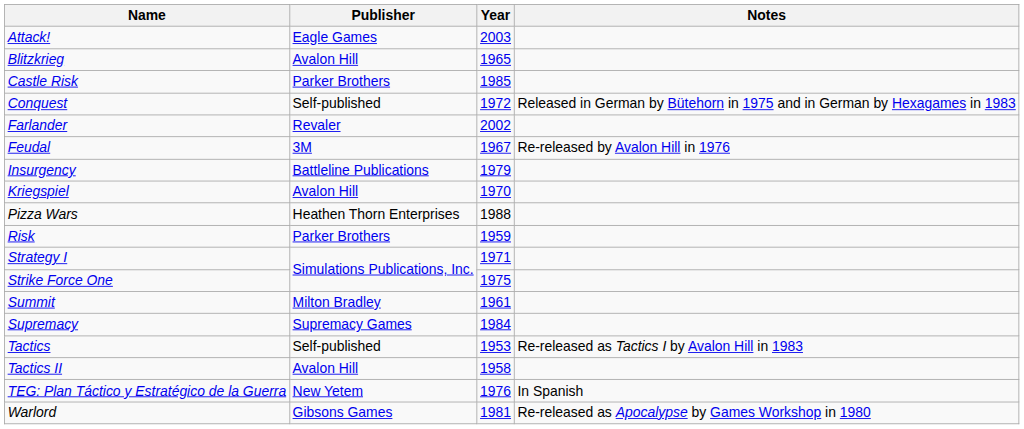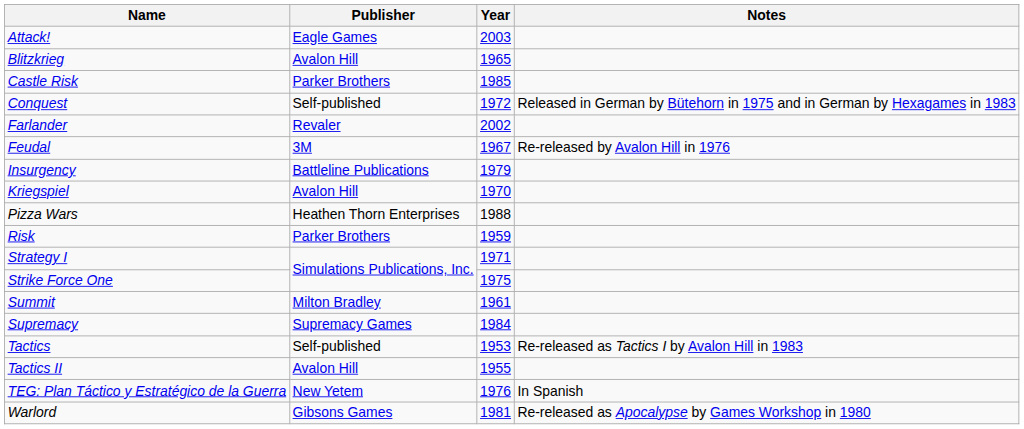(496, 368) 1958 -> (496, 368) 1955
